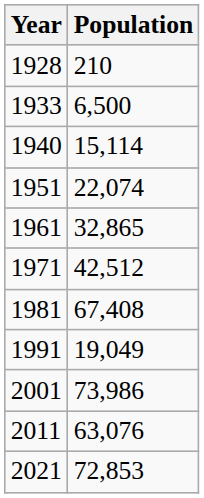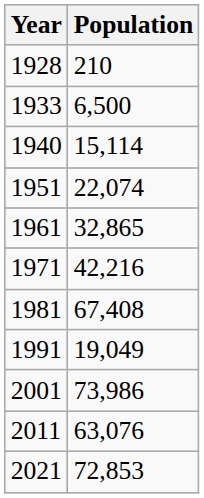(109, 268) 42,512 -> (109, 268) 42,216
